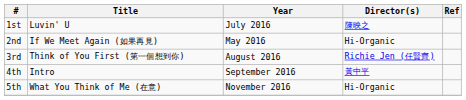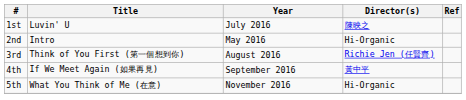(94, 41) If We Meet Again (如果再見) -> (42, 40) Intro
(42, 72) Intro -> (94, 70) If We Meet Again (如果再見)
